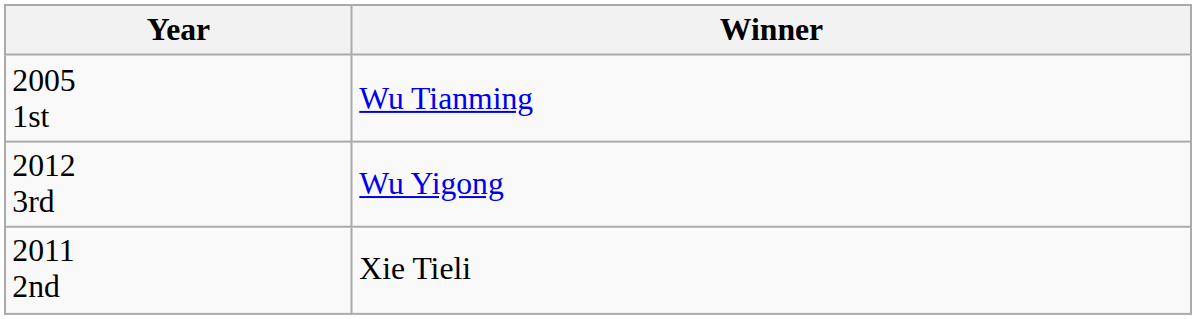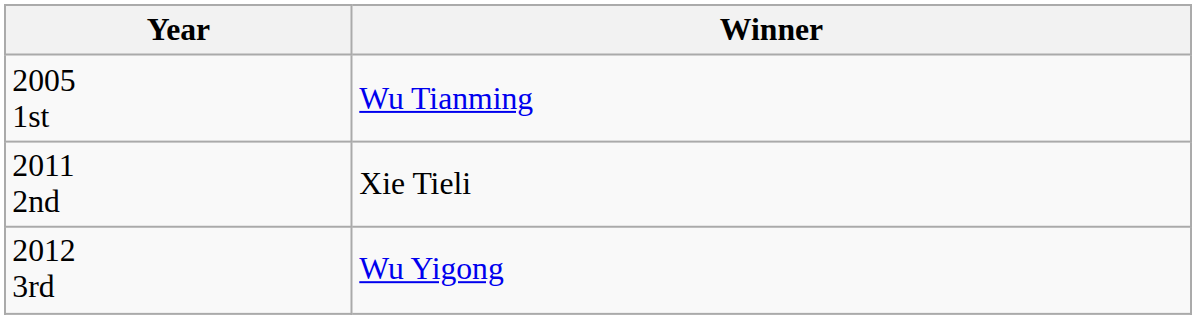rows swapped: (43, 269) <-> (44, 183)
